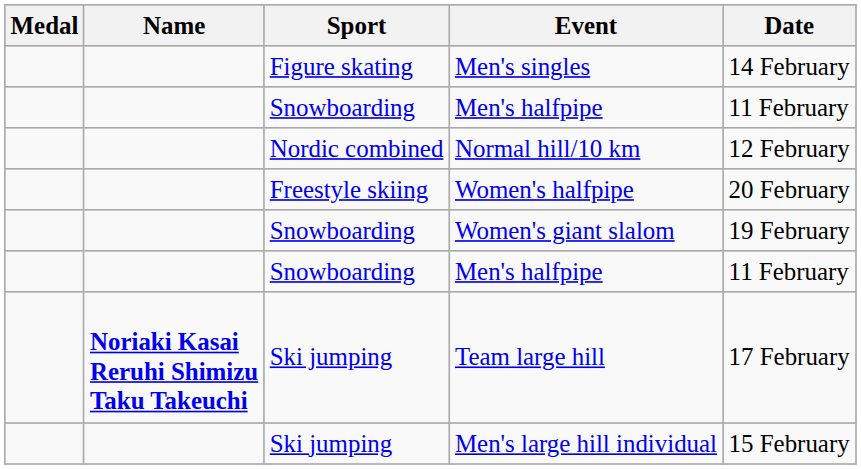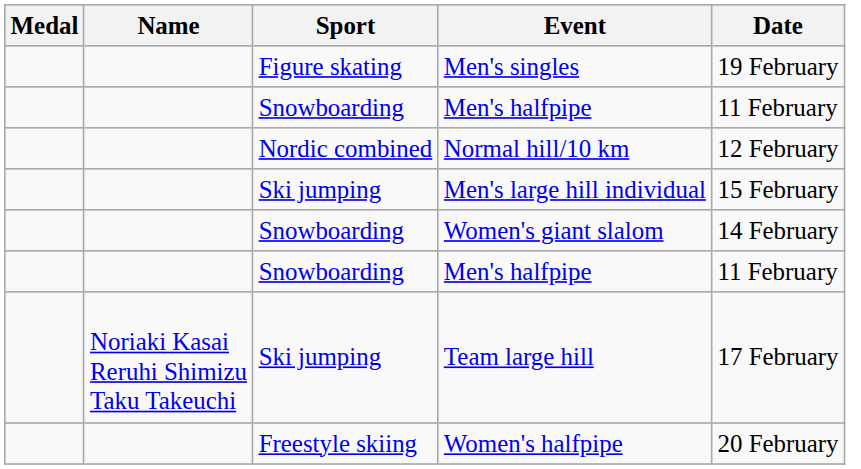(789, 66) 14 February -> (778, 66) 19 February
rows swapped: (331, 442) <-> (349, 189)
(789, 230) 19 February -> (778, 230) 14 February
(174, 371) bold -> (169, 371) normal
